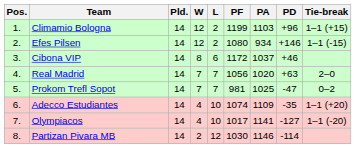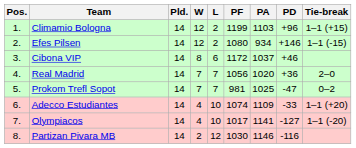(290, 74) +63 -> (290, 74) +36
(290, 105) -35 -> (290, 105) -33
(290, 136) -114 -> (290, 136) -116
